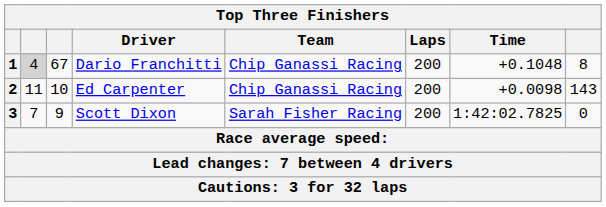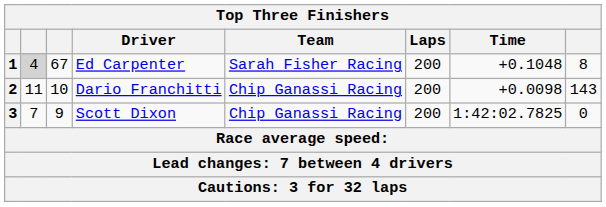(149, 66) Dario Franchitti -> (130, 66) Ed Carpenter
(315, 66) Chip Ganassi Racing -> (315, 66) Sarah Fisher Racing
(130, 91) Ed Carpenter -> (149, 91) Dario Franchitti
(315, 115) Sarah Fisher Racing -> (315, 115) Chip Ganassi Racing
